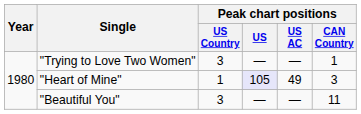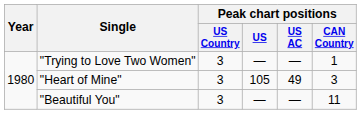(220, 80) 1 -> (220, 80) 3
(260, 80) lavender background -> (260, 80) no background
